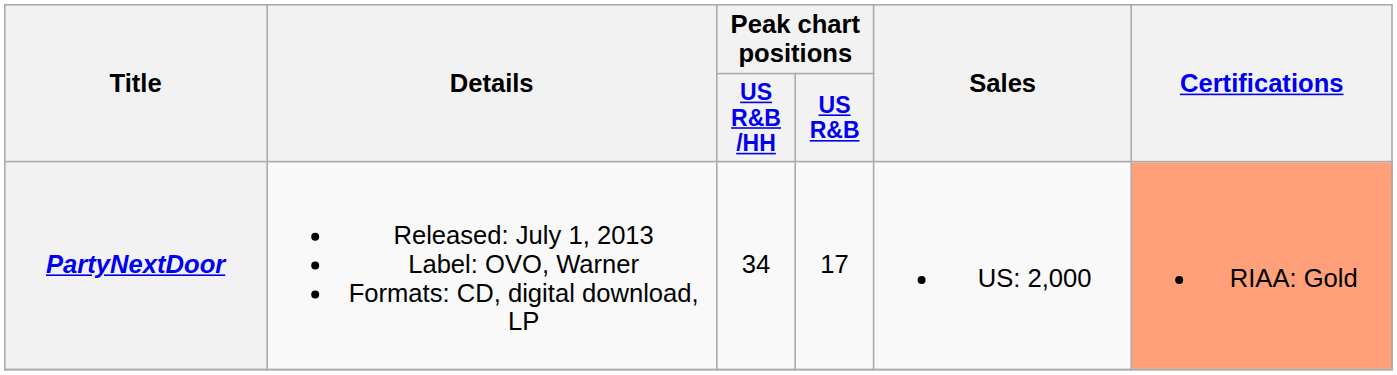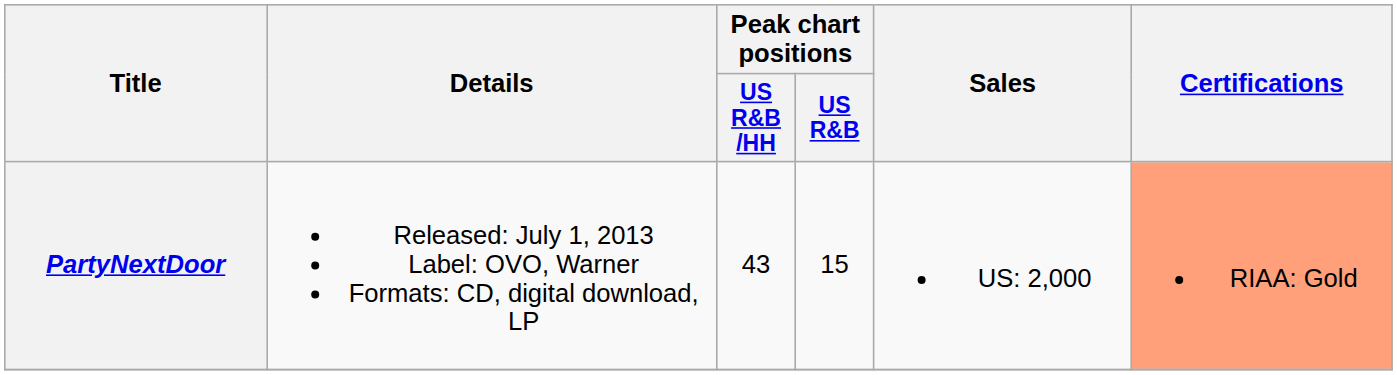(756, 265) 34 -> (756, 265) 43
(835, 265) 17 -> (835, 265) 15
